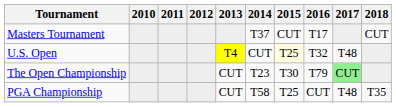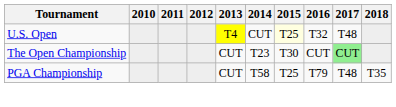- row: (56, 34)
(318, 73) T79 -> (318, 53) CUT
(318, 92) CUT -> (318, 73) T79
